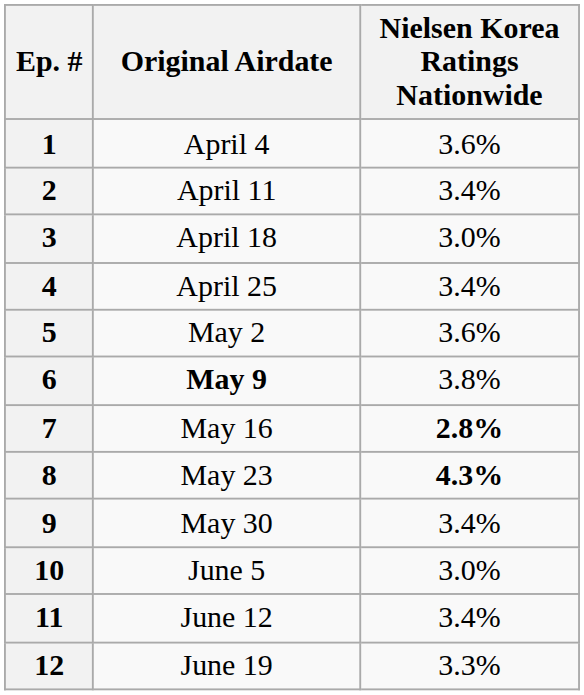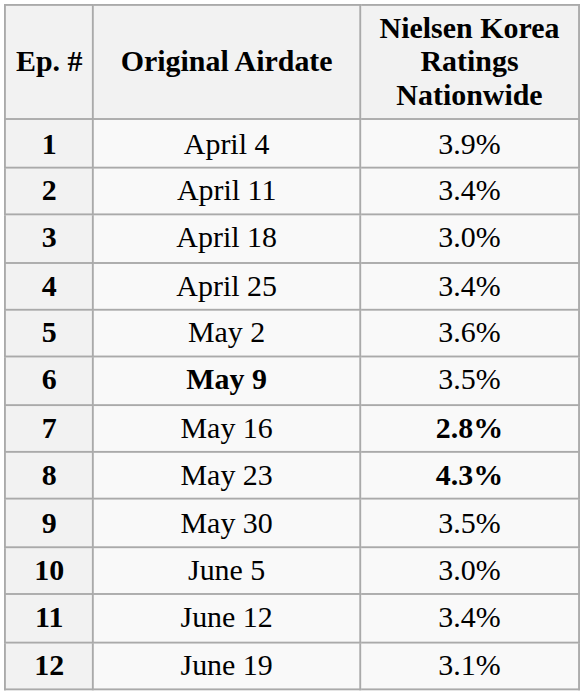(469, 142) 3.6% -> (469, 142) 3.9%
(469, 380) 3.8% -> (469, 380) 3.5%
(469, 522) 3.4% -> (469, 522) 3.5%
(469, 664) 3.3% -> (469, 664) 3.1%
